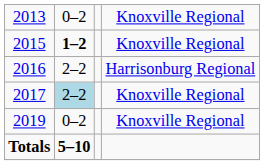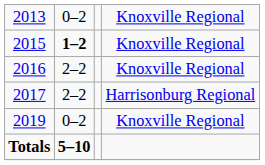(180, 69) Harrisonburg Regional -> (180, 69) Knoxville Regional
(74, 95) lightblue background -> (74, 95) no background
(180, 95) Knoxville Regional -> (180, 95) Harrisonburg Regional
